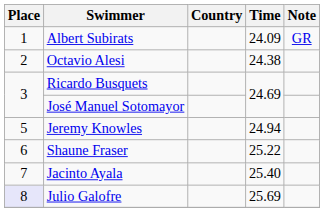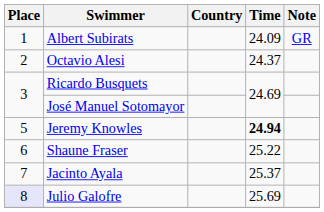(265, 60) 24.38 -> (265, 60) 24.37
(265, 128) normal -> (265, 128) bold
(265, 173) 25.40 -> (265, 173) 25.37
